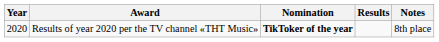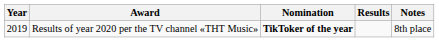(17, 28) 2020 -> (17, 28) 2019
